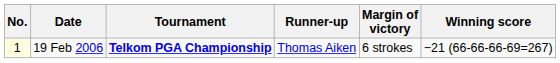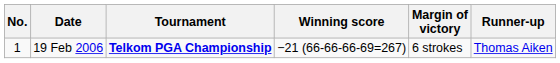columns swapped: (488, 21) <-> (317, 21)
(17, 48) lightyellow background -> (17, 48) no background
